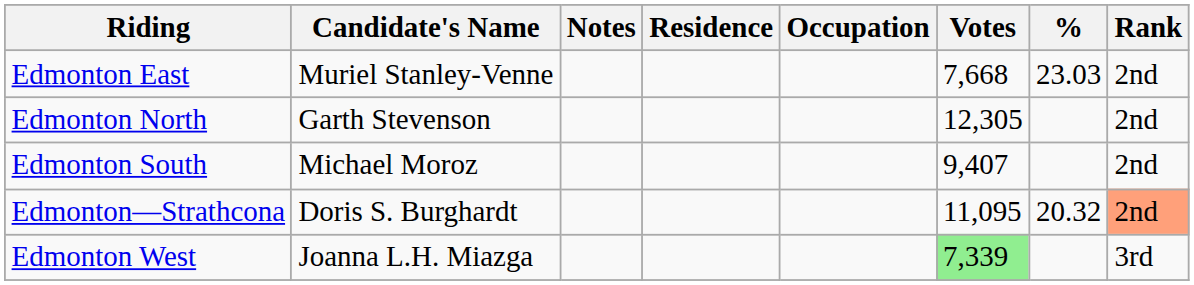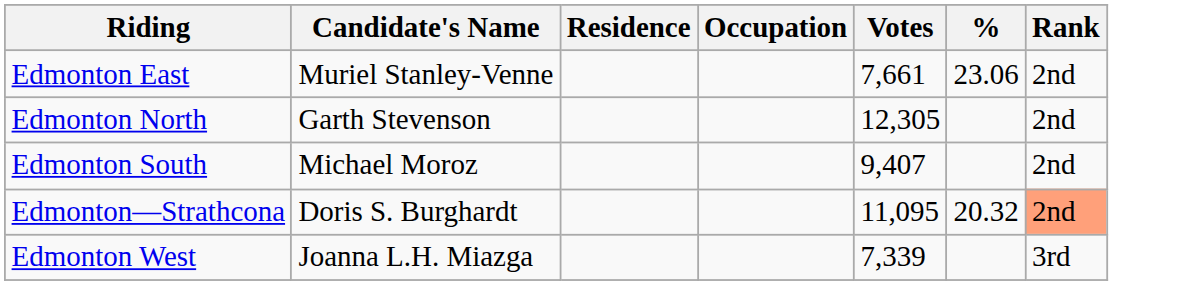- column: (601, 27)
(976, 73) 7,668 -> (893, 73) 7,661
(1069, 73) 23.03 -> (986, 73) 23.06
(976, 257) lightgreen background -> (893, 257) no background
